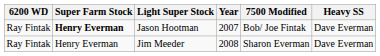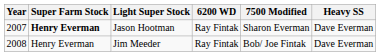columns swapped: (229, 12) <-> (29, 12)
(274, 28) Bob/ Joe Fintak -> (276, 28) Sharon Everman
(276, 43) Sharon Everman -> (274, 43) Bob/ Joe Fintak
